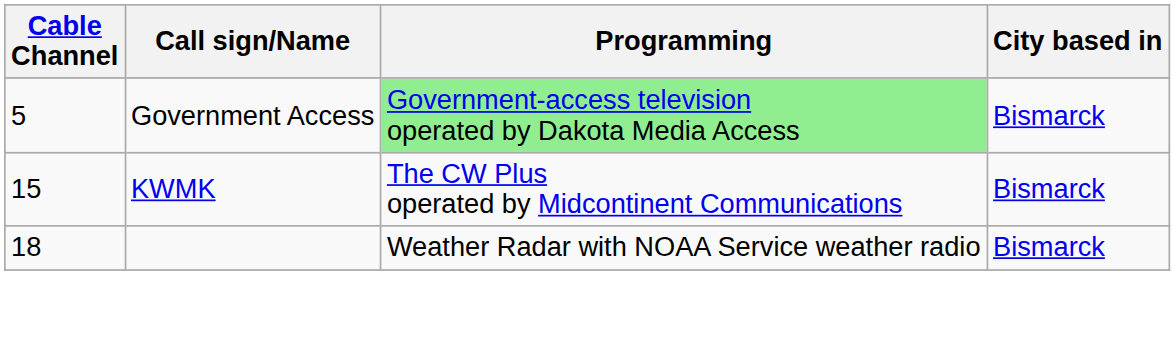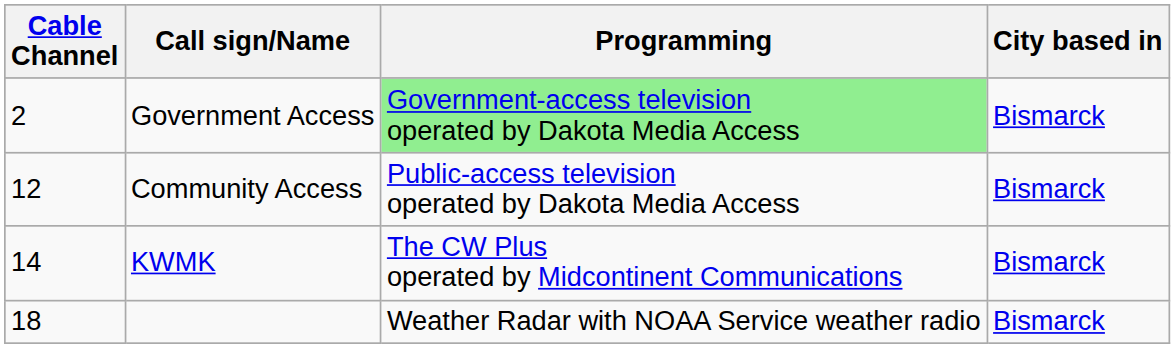(19, 115) 5 -> (19, 115) 2
+ row: (247, 188)
(26, 188) 15 -> (26, 262) 14
